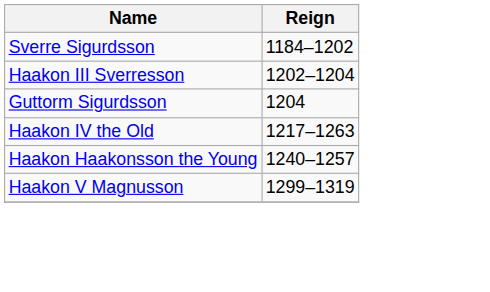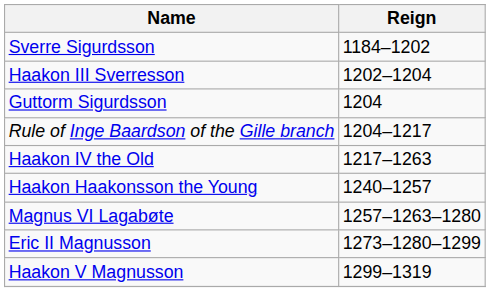+ row: (172, 131)
+ row: (91, 215)
+ row: (80, 243)
